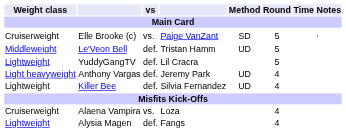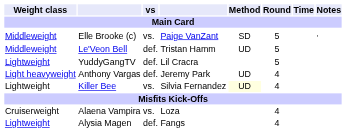(32, 36) Cruiserweight -> (31, 36) Middleweight
(150, 86) def. -> (149, 86) vs.
(245, 86) no background -> (245, 86) lightyellow background
